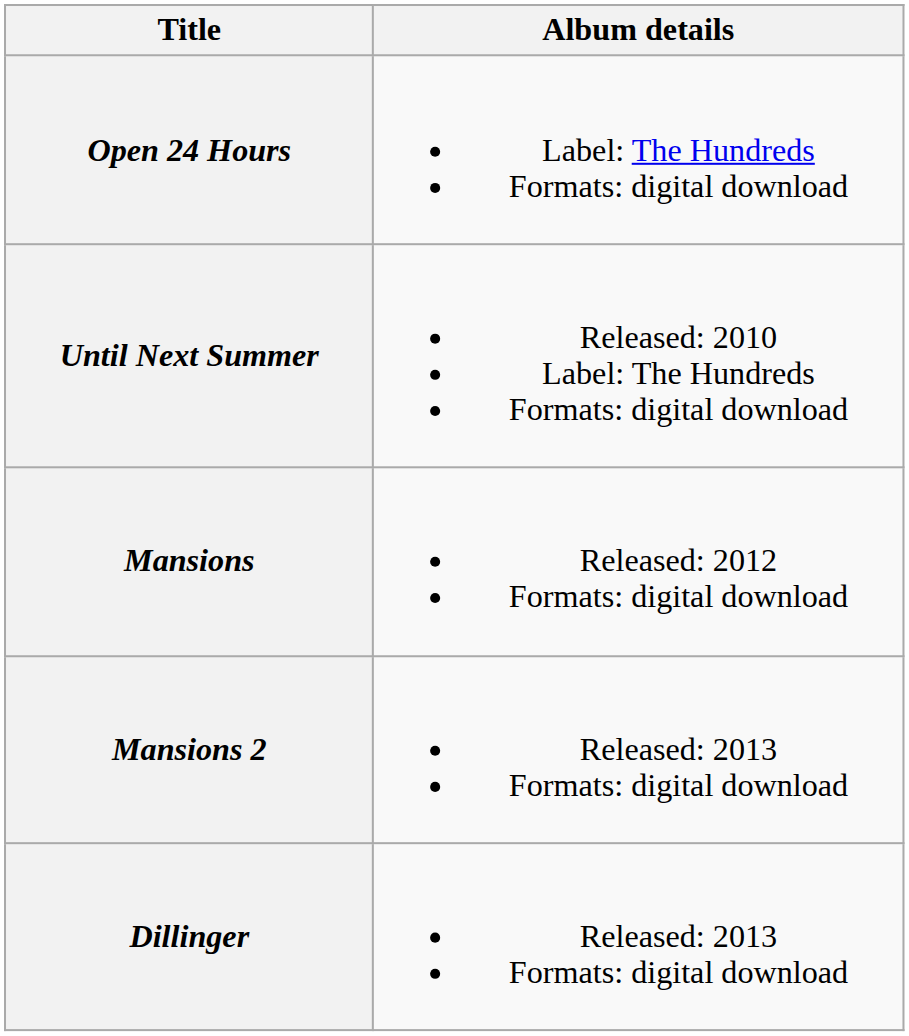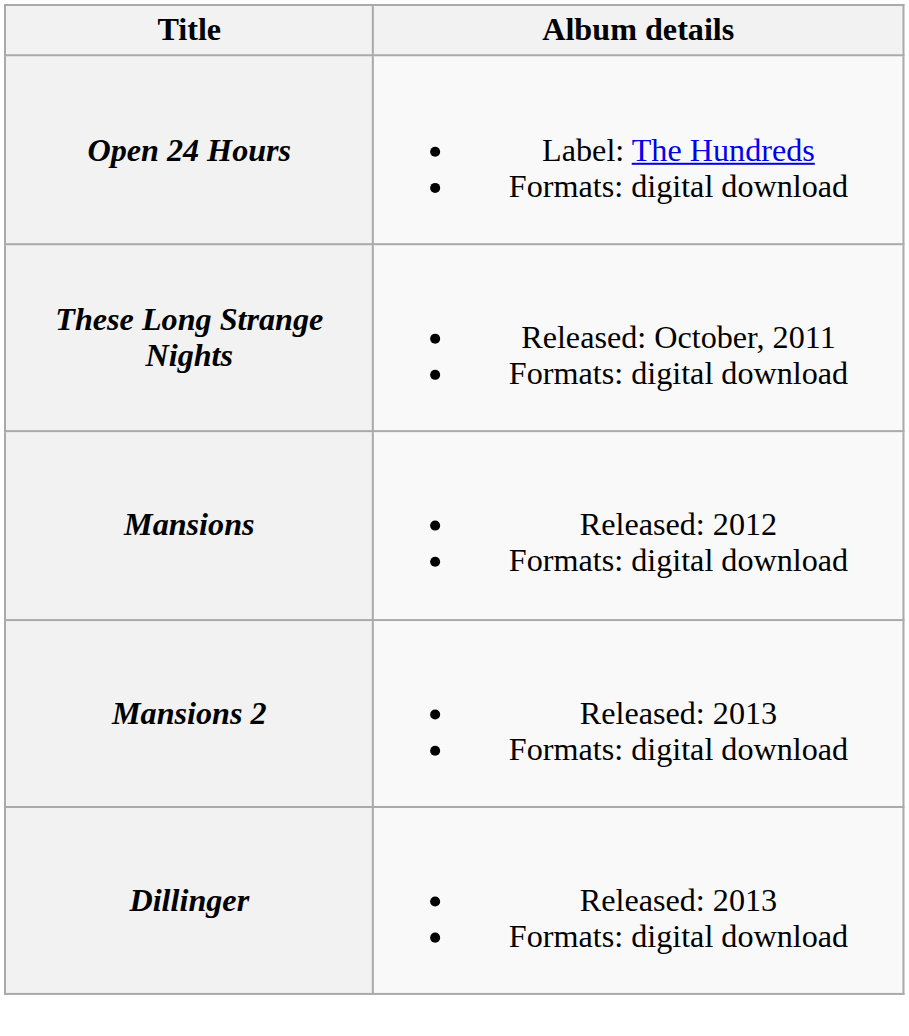- row: (189, 355)
+ row: (189, 337)
